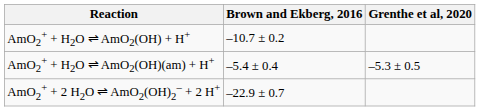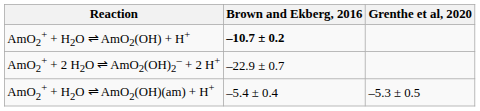(255, 38) normal -> (255, 38) bold
rows swapped: (114, 92) <-> (111, 65)
